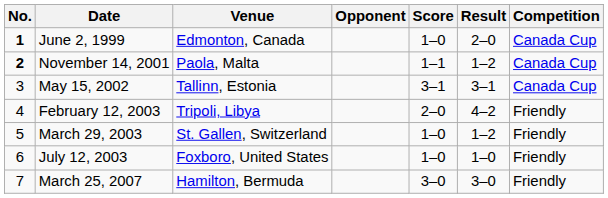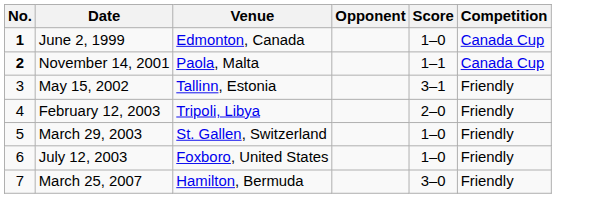- column: (483, 16)
(555, 87) Canada Cup -> (487, 87) Friendly
